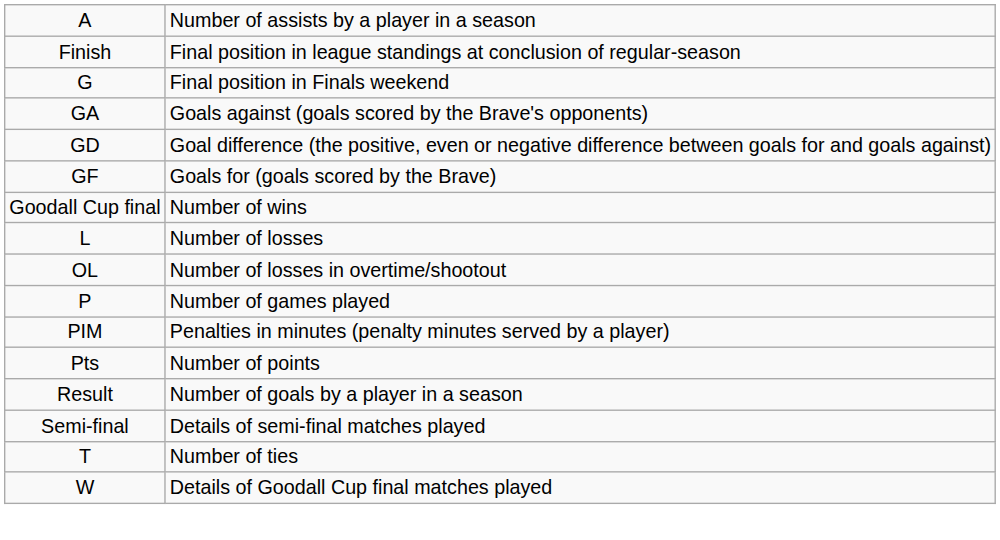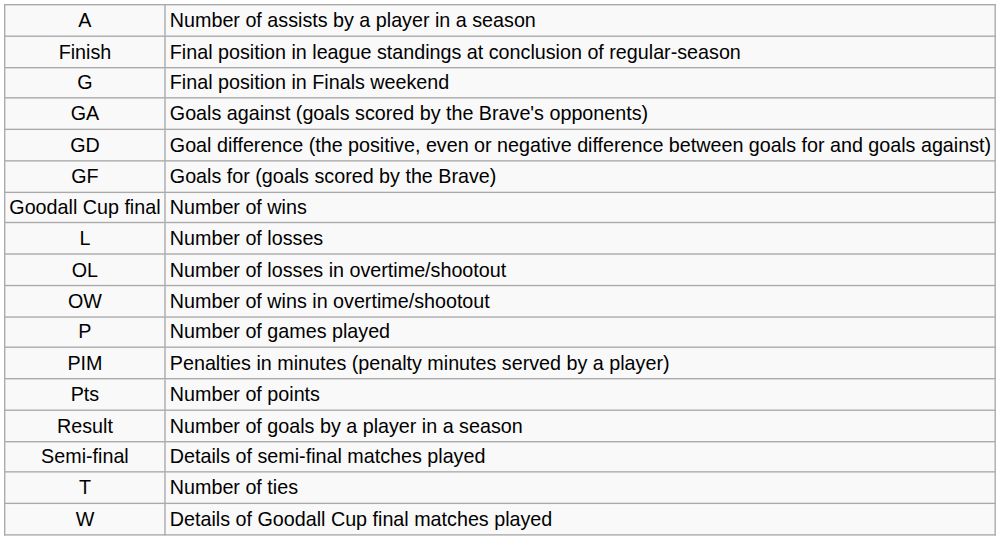+ row: (85, 301)
